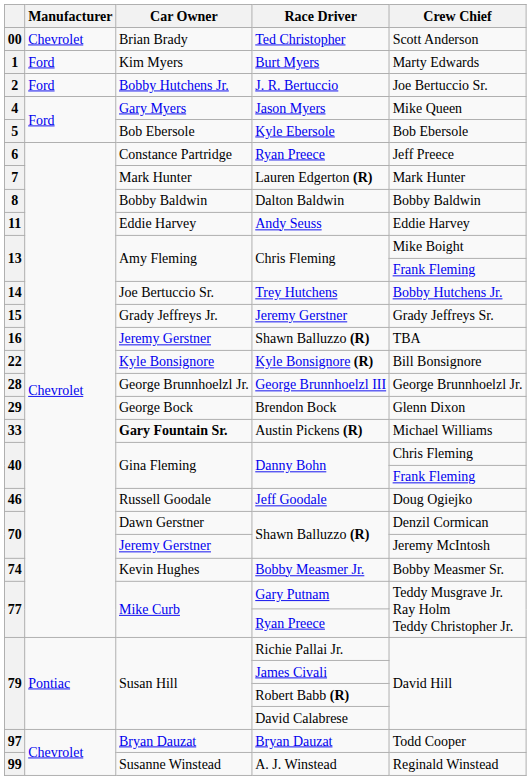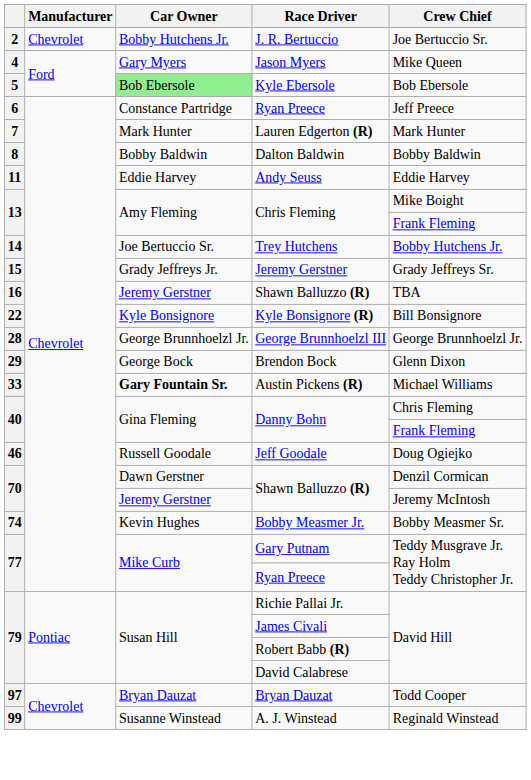- row: (15, 39)
- row: (15, 62)
(41, 85) Ford -> (56, 39) Chevrolet
(157, 131) no background -> (157, 85) lightgreen background
